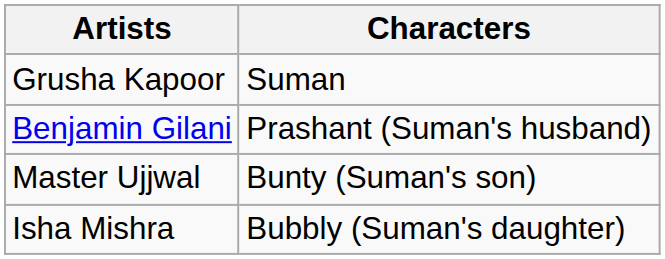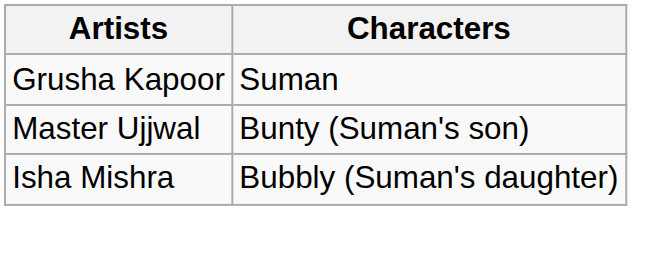- row: (122, 128)
